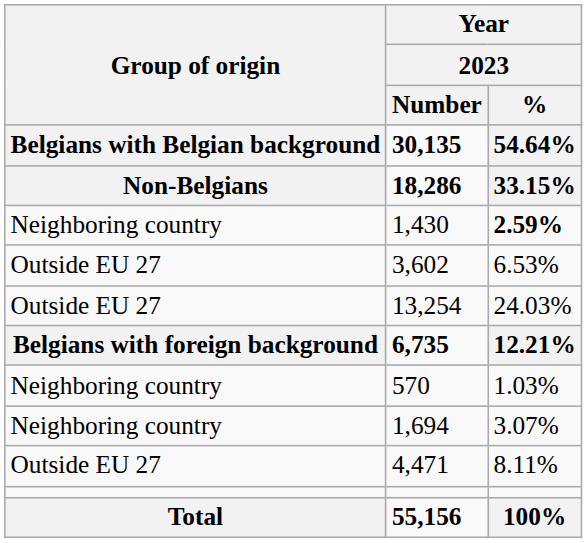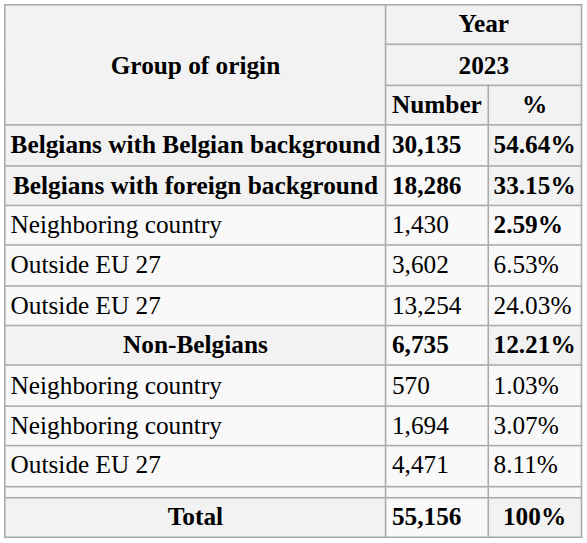(195, 184) Non-Belgians -> (195, 184) Belgians with foreign background
(195, 345) Belgians with foreign background -> (195, 345) Non-Belgians
